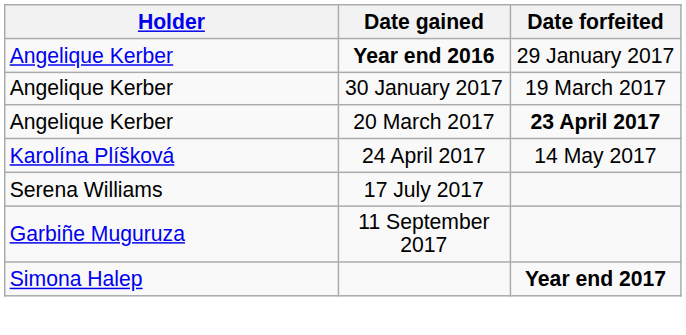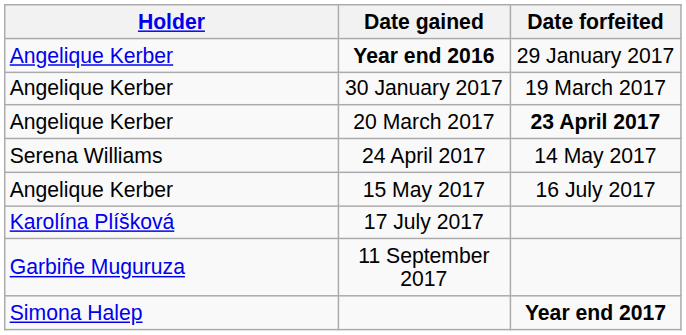(92, 156) Karolína Plíšková -> (86, 156) Serena Williams
+ row: (424, 189)
(86, 189) Serena Williams -> (92, 223) Karolína Plíšková
